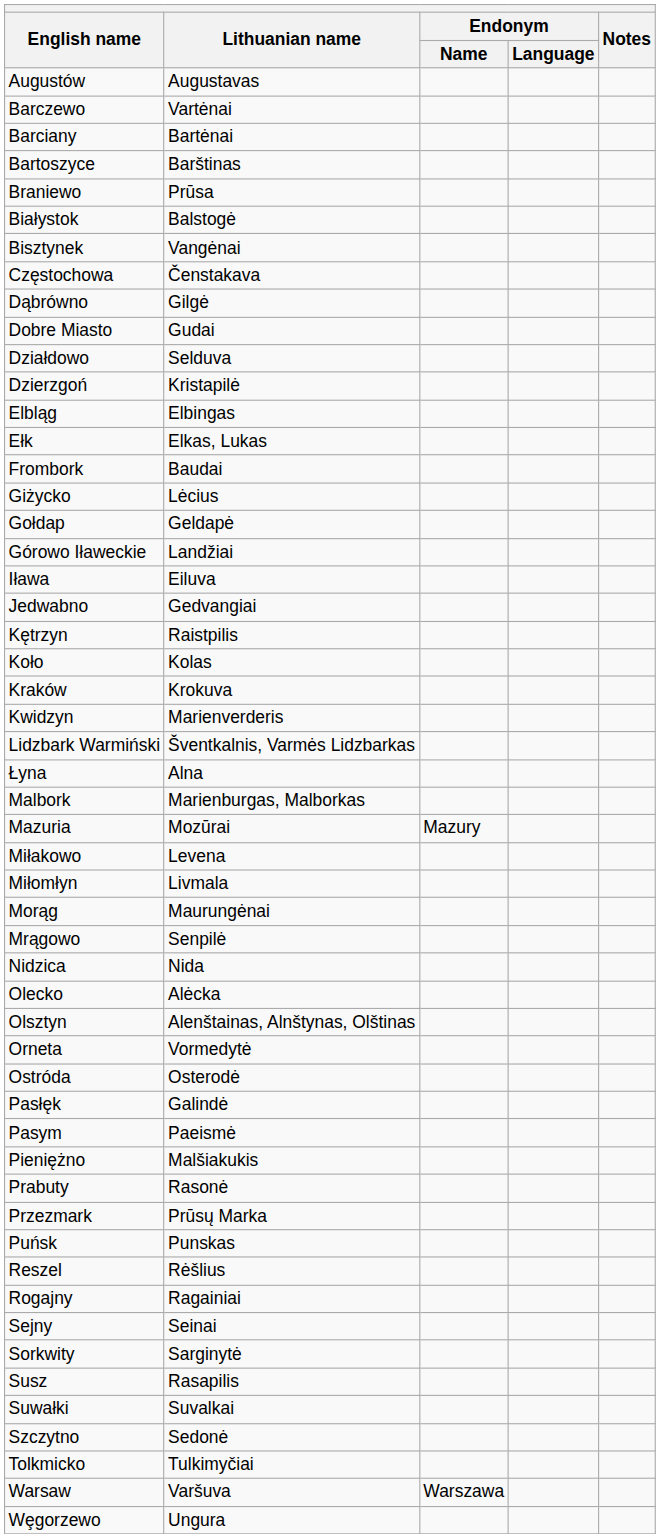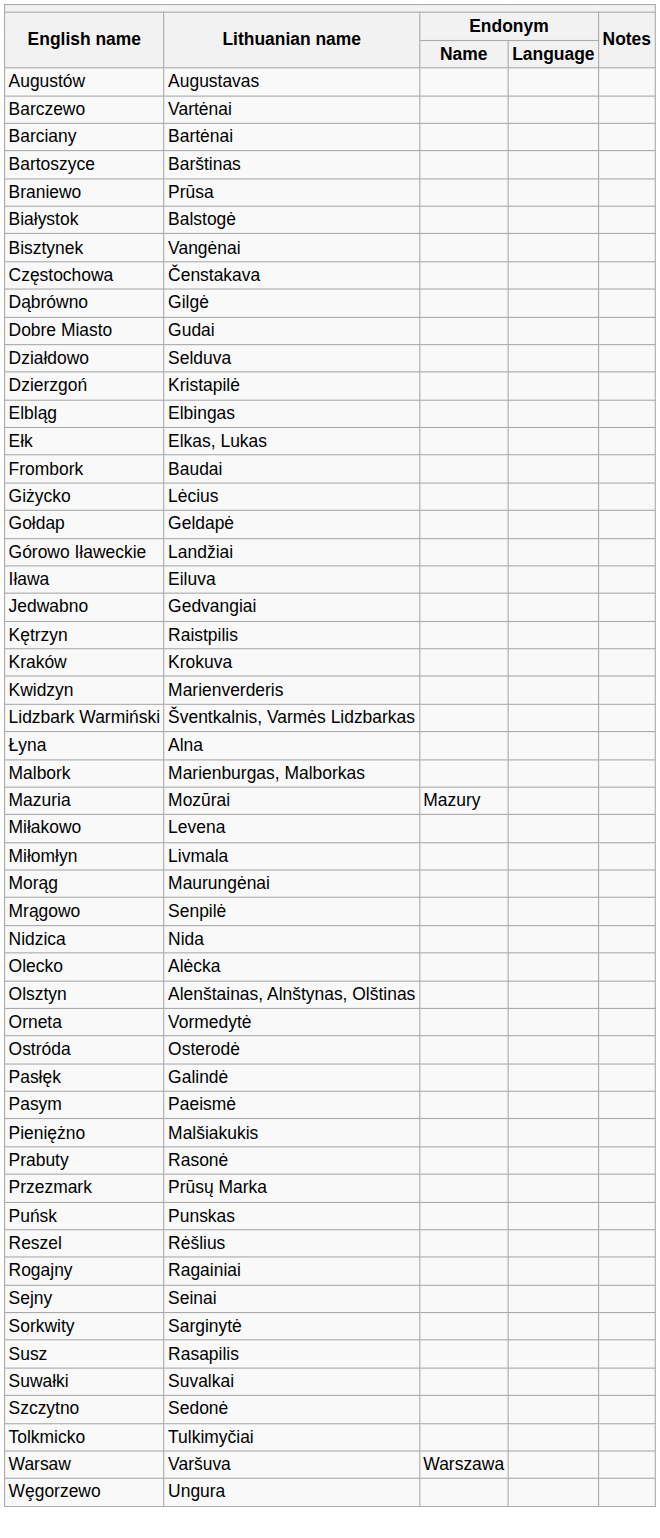- row: (26, 662)
